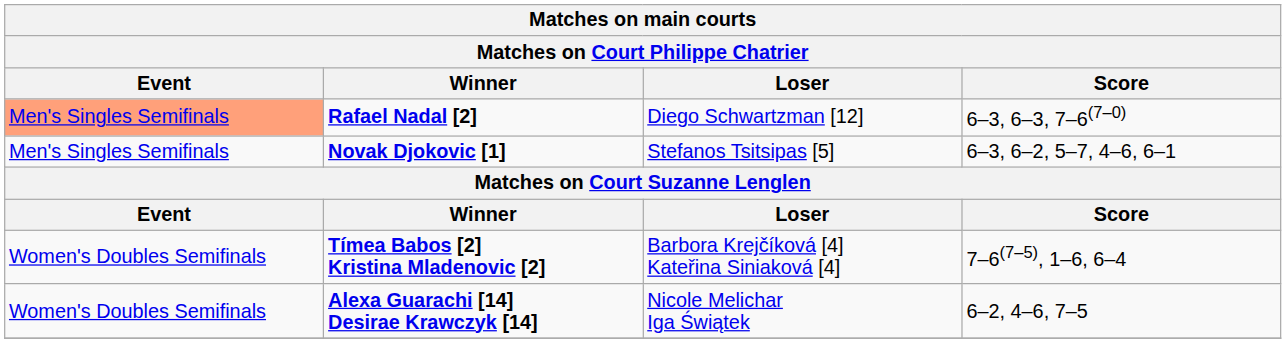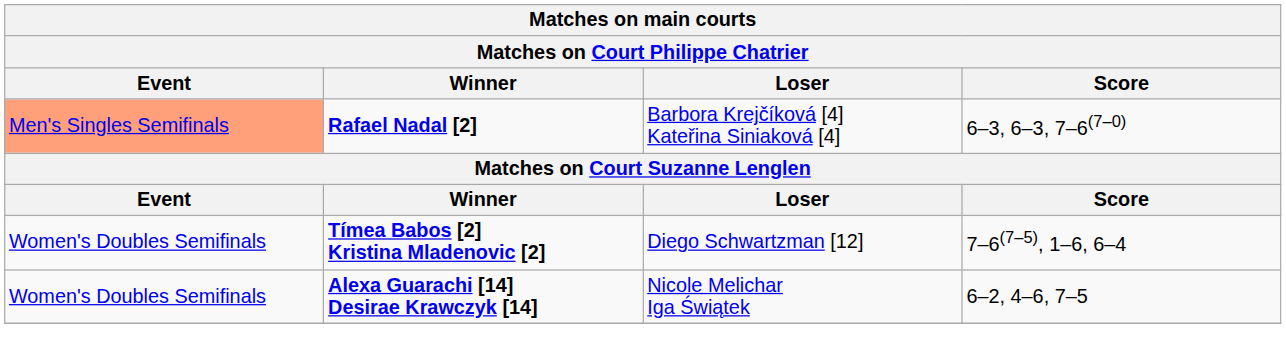(755, 117) Diego Schwartzman [12] -> (745, 125) Barbora Krejčíková [4] Kateřina Siniaková [4]
- row: (417, 151)
(745, 257) Barbora Krejčíková [4] Kateřina Siniaková [4] -> (755, 242) Diego Schwartzman [12]
